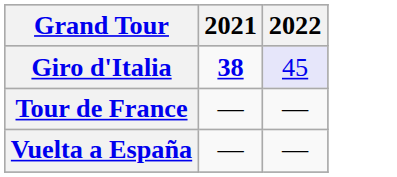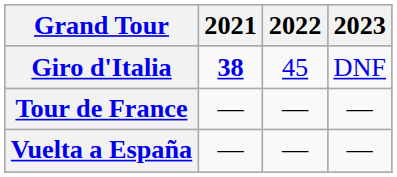+ column: (360, 25)
(295, 66) lavender background -> (295, 66) no background
